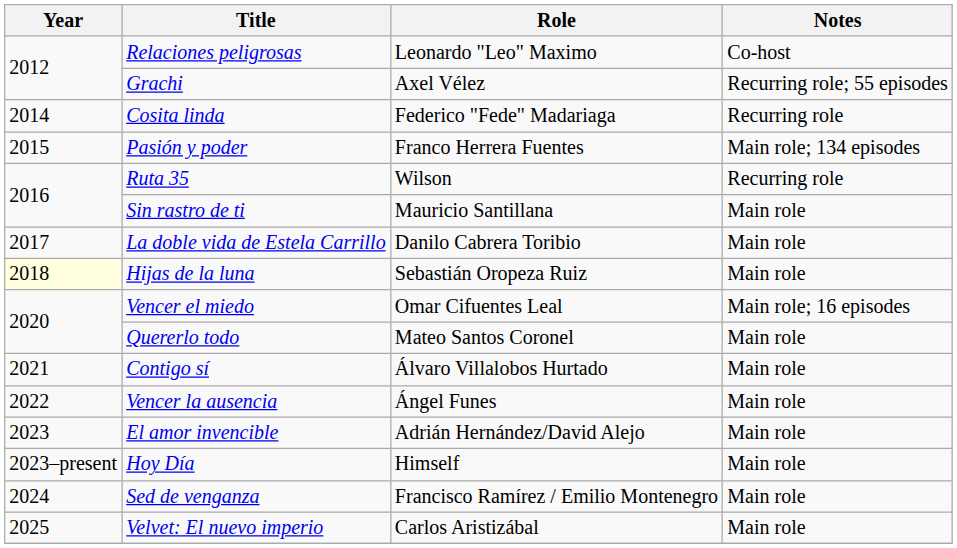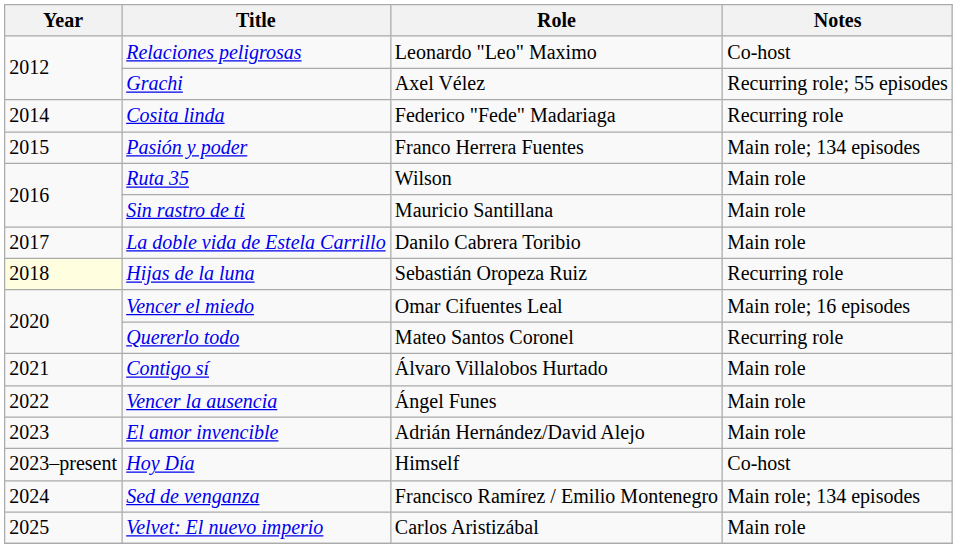(785, 178) Recurring role -> (766, 178) Main role
(766, 274) Main role -> (785, 274) Recurring role
(766, 337) Main role -> (785, 337) Recurring role
(766, 464) Main role -> (759, 464) Co-host
(766, 496) Main role -> (824, 496) Main role; 134 episodes
